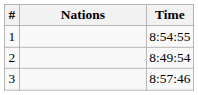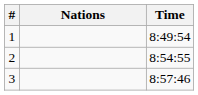(170, 36) 8:54:55 -> (170, 36) 8:49:54
(170, 57) 8:49:54 -> (170, 57) 8:54:55
